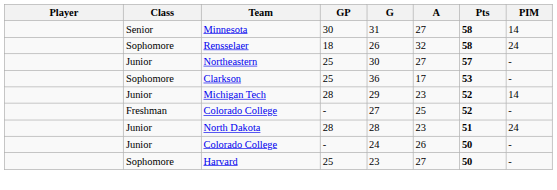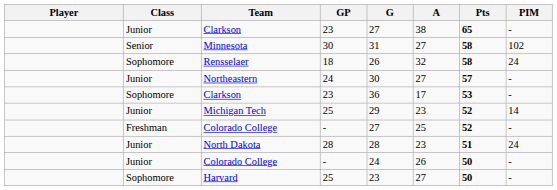+ row: (139, 29)
(513, 29) 14 -> (516, 45) 102
(328, 62) 25 -> (328, 78) 24
(328, 78) 25 -> (328, 95) 23
(328, 95) 28 -> (328, 111) 25
